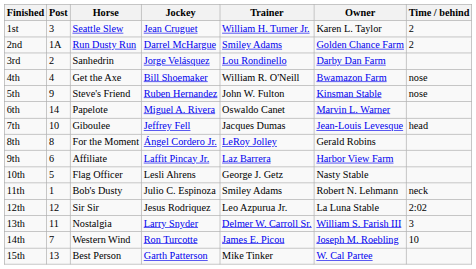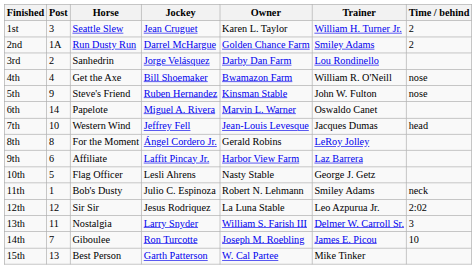columns swapped: (267, 12) <-> (360, 12)
(91, 126) Giboulee -> (101, 126) Western Wind
(101, 239) Western Wind -> (91, 239) Giboulee
